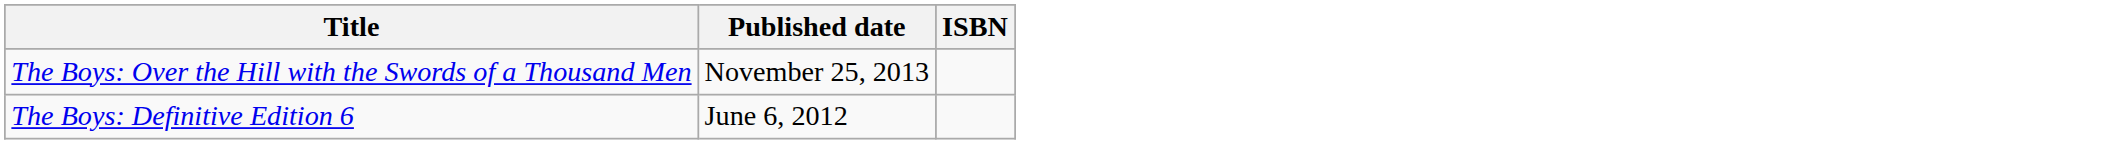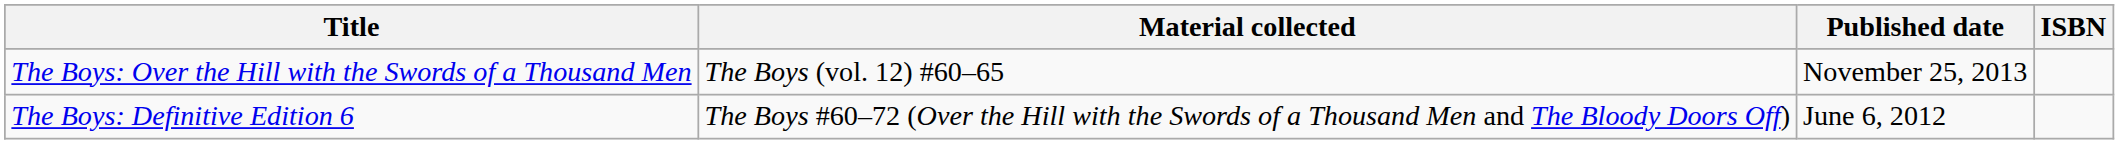+ column: (1247, 26)
